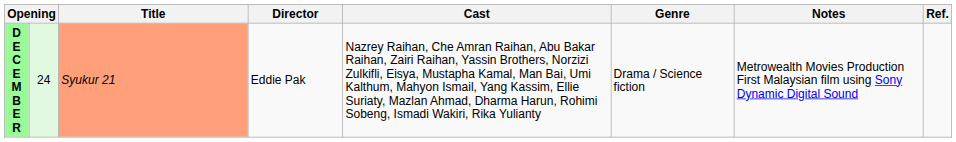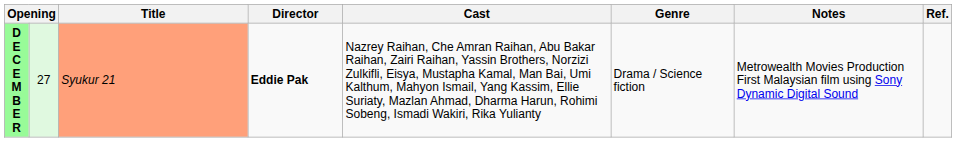(44, 80) 24 -> (44, 80) 27
(278, 80) normal -> (279, 80) bold
